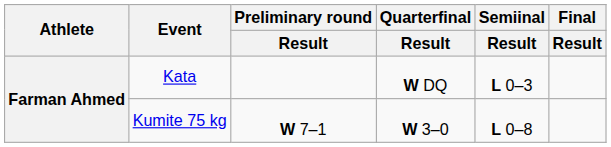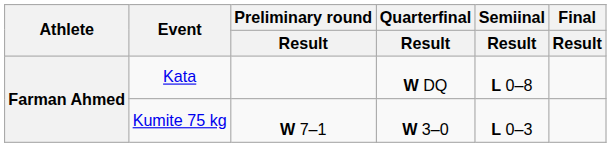(512, 87) L 0–3 -> (512, 87) L 0–8
(512, 130) L 0–8 -> (512, 130) L 0–3
